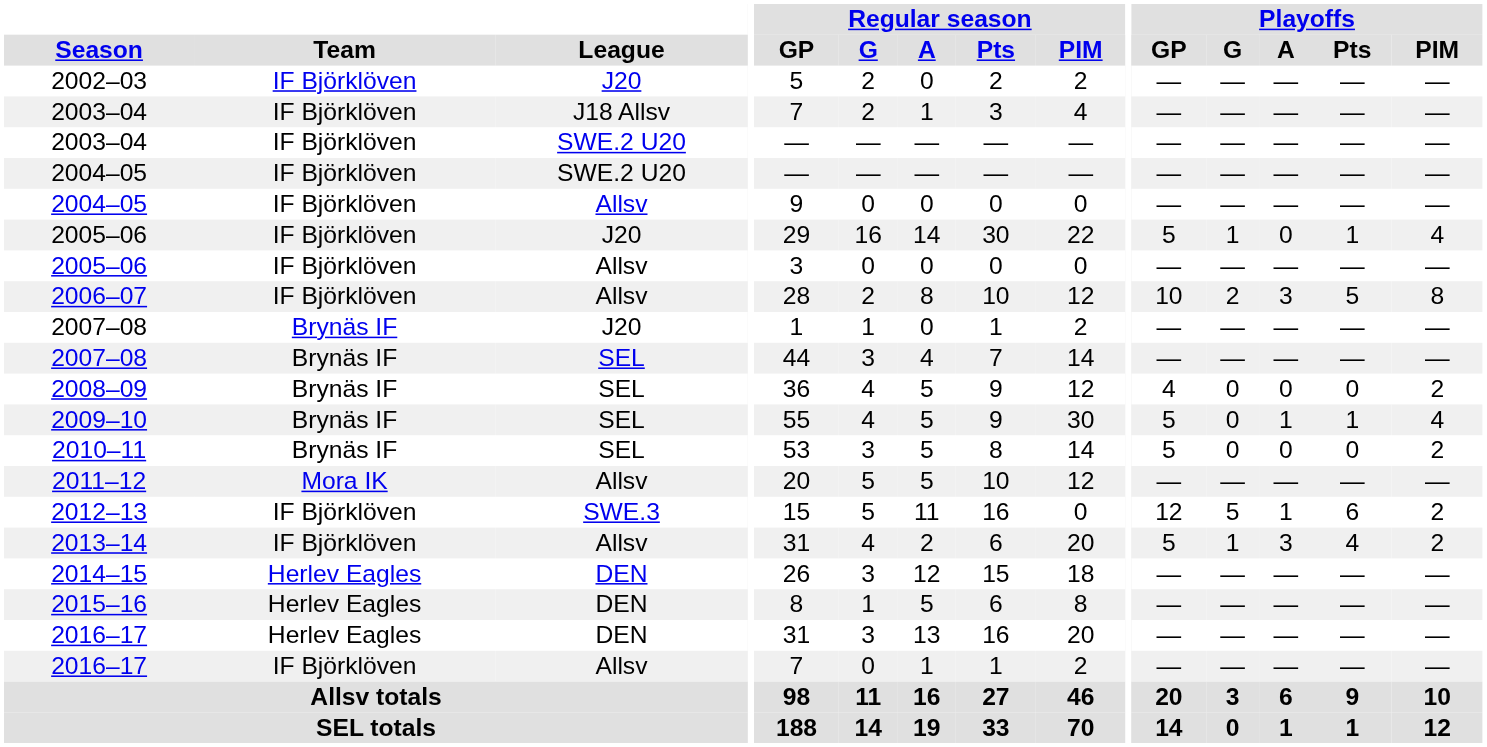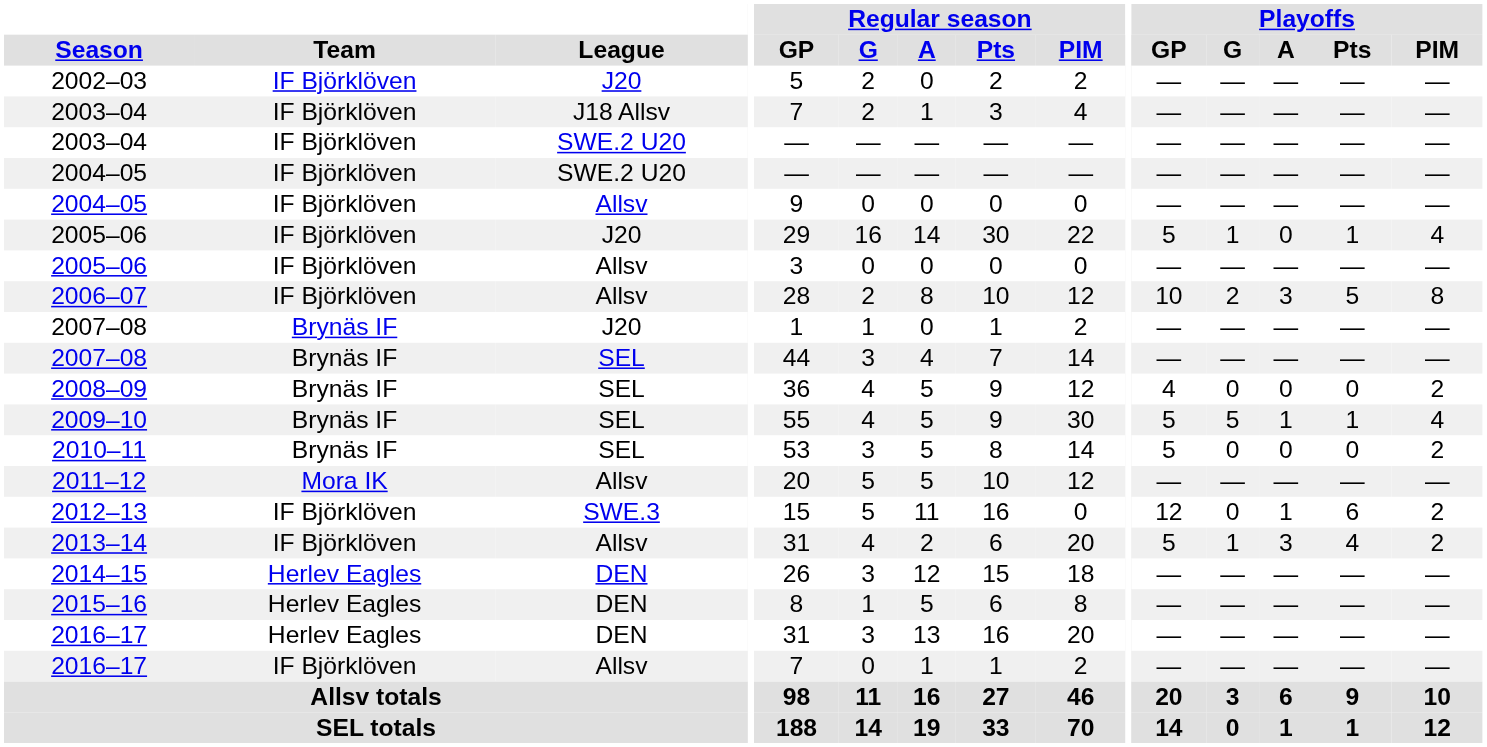(1233, 419) 0 -> (1233, 419) 5
(1233, 511) 5 -> (1233, 511) 0
